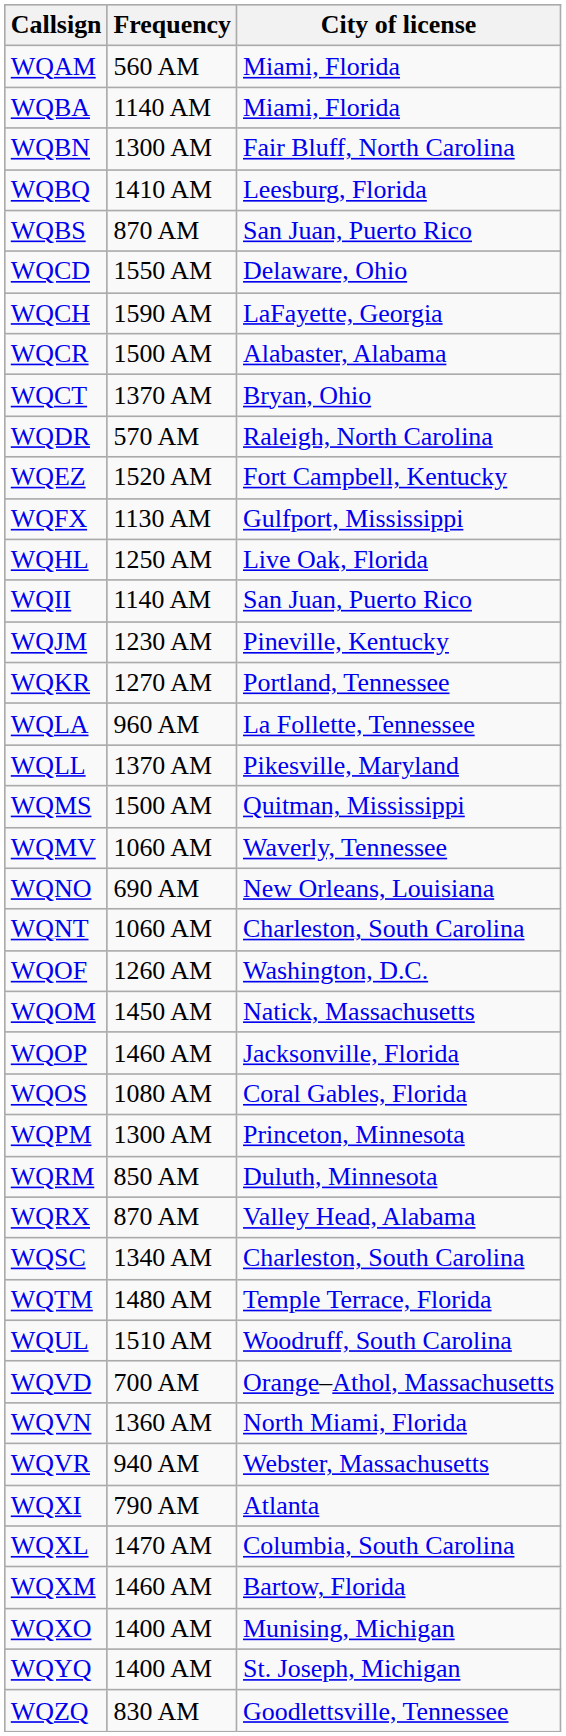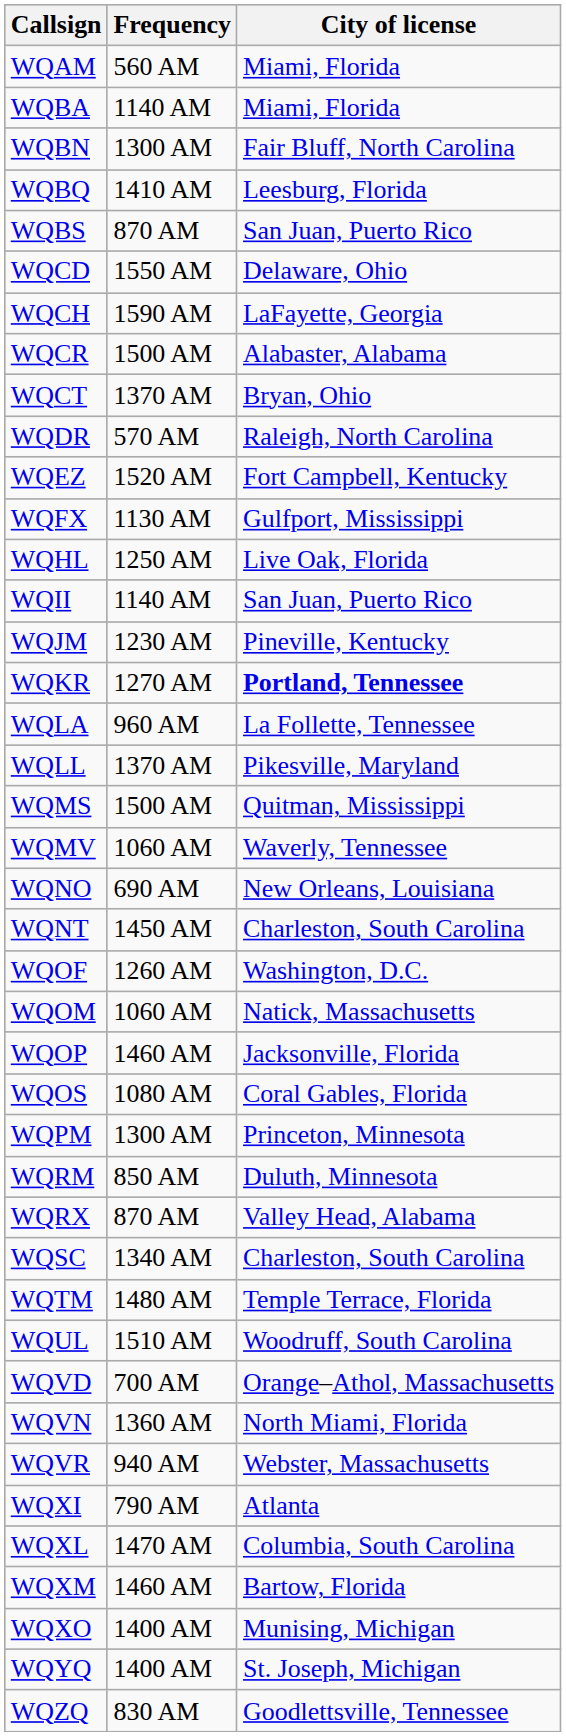(346, 682) normal -> (353, 682) bold
(163, 929) 1060 AM -> (163, 929) 1450 AM
(163, 1011) 1450 AM -> (163, 1011) 1060 AM
